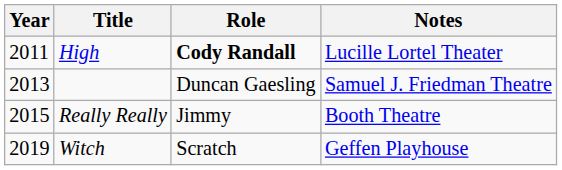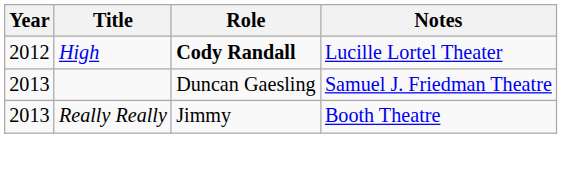(29, 52) 2011 -> (29, 52) 2012
(29, 116) 2015 -> (29, 116) 2013
- row: (82, 148)
